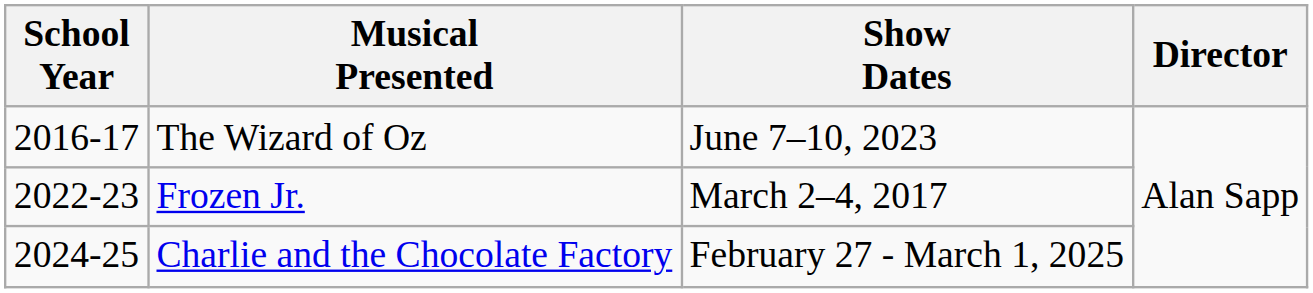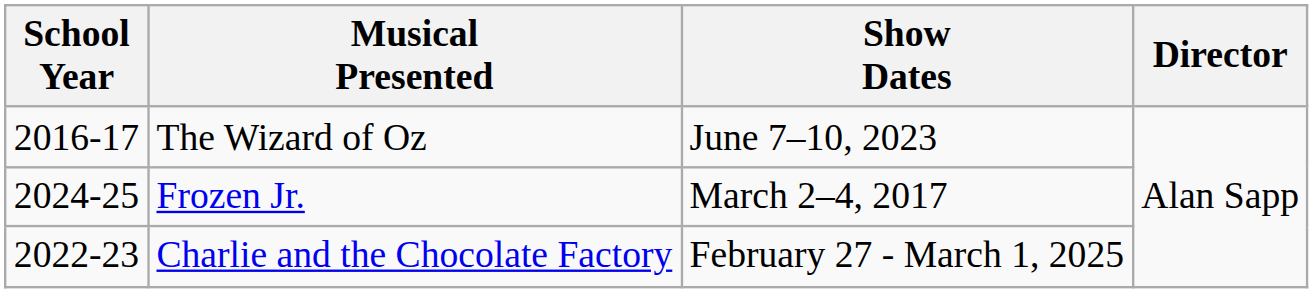(77, 195) 2022-23 -> (77, 195) 2024-25
(77, 255) 2024-25 -> (77, 255) 2022-23
